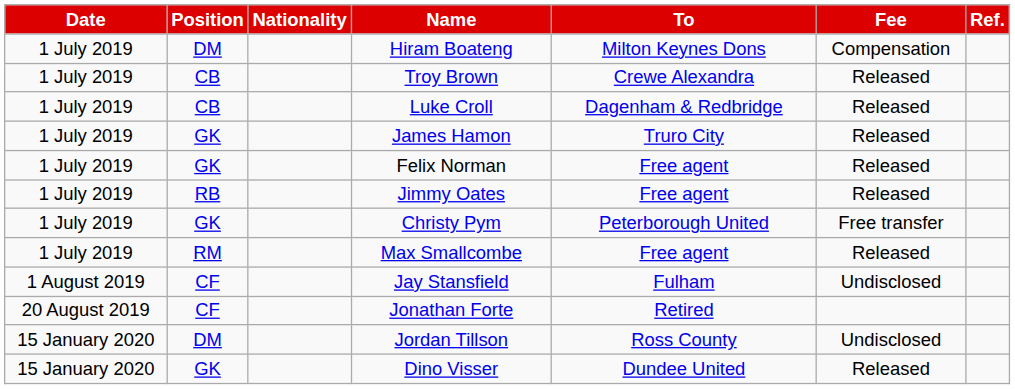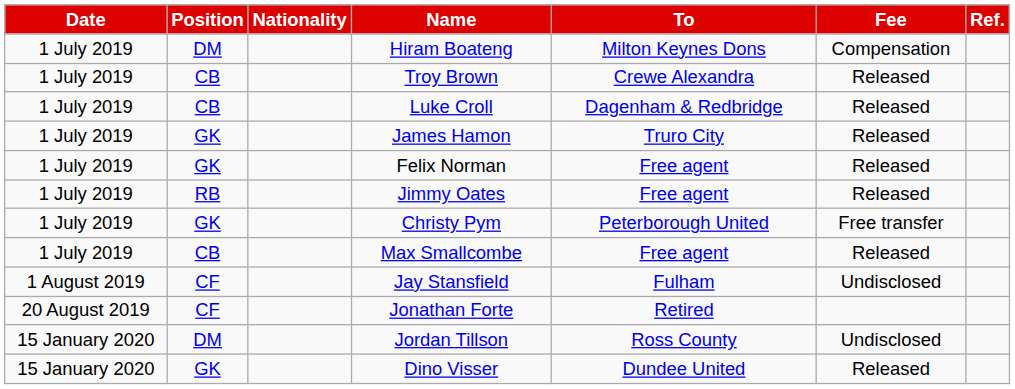(208, 253) RM -> (208, 253) CB
